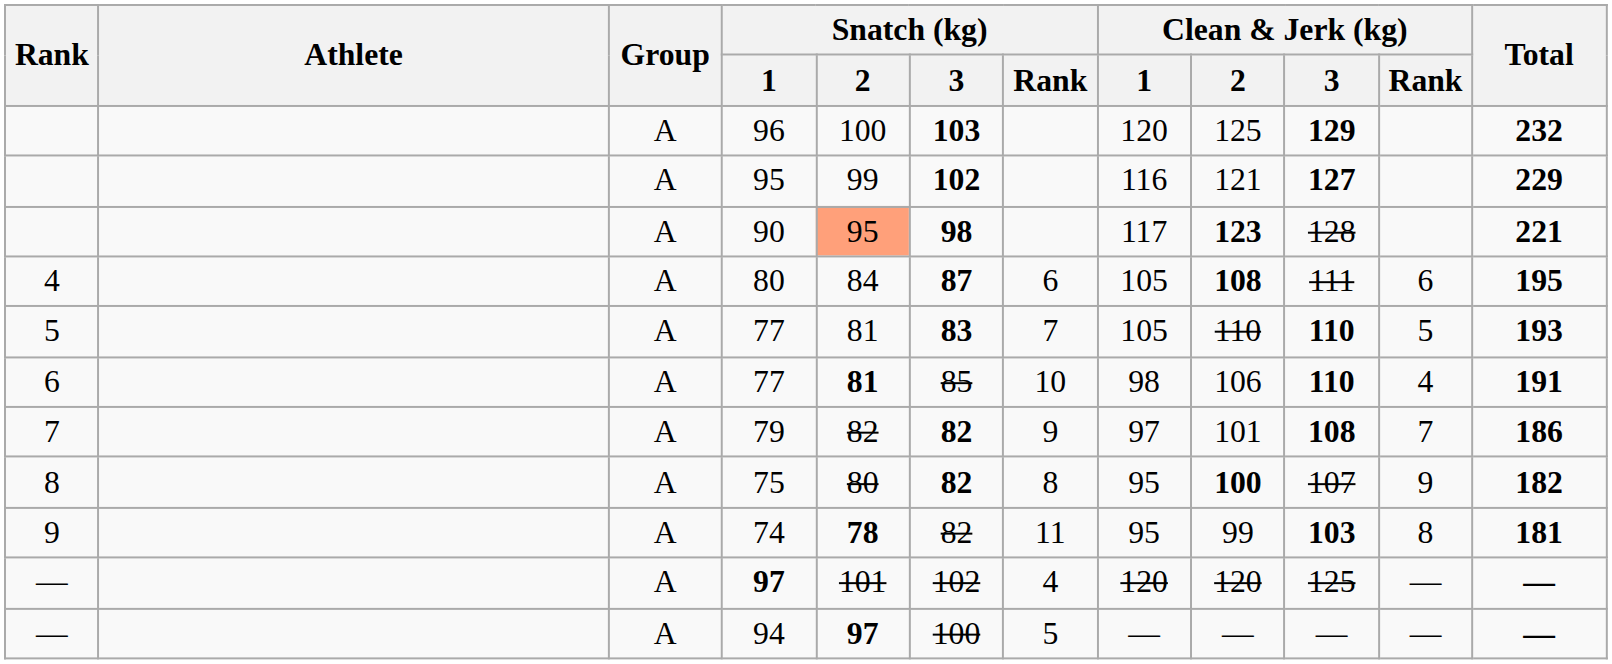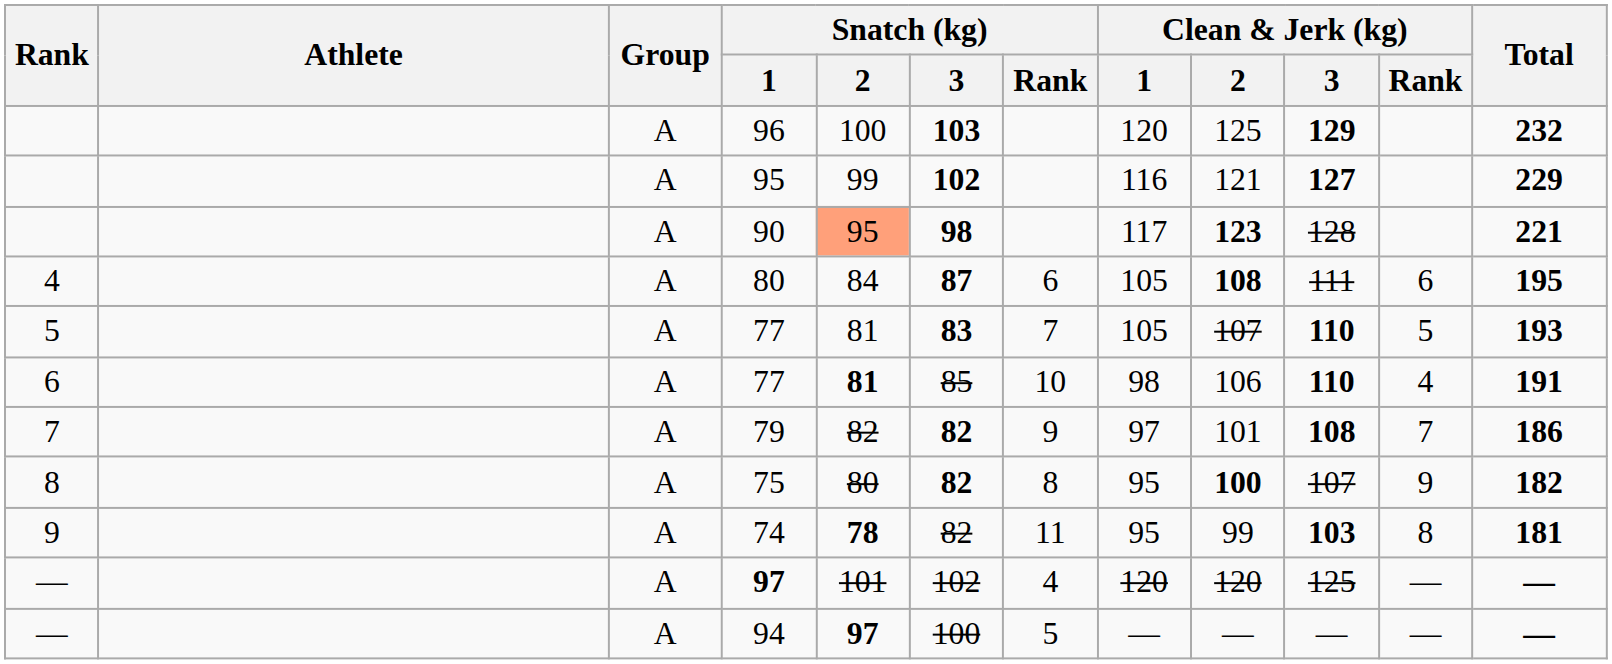(1238, 331) 110 -> (1238, 331) 107
